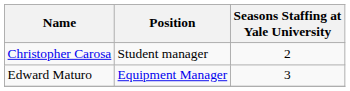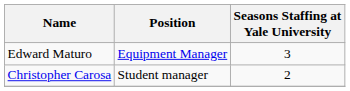rows swapped: (50, 75) <-> (59, 53)
